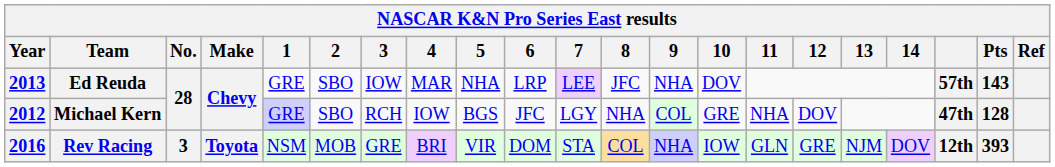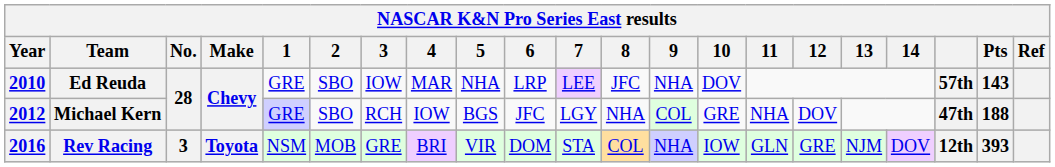(27, 82) 2013 -> (27, 82) 2010
(995, 114) 128 -> (995, 114) 188
